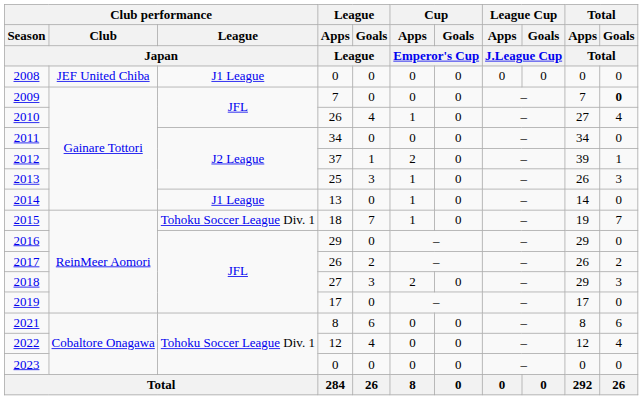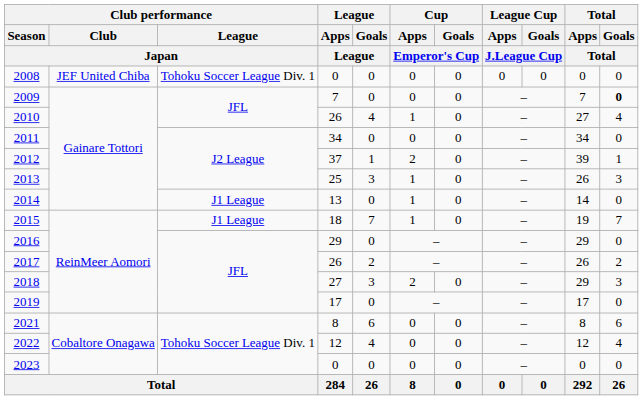(238, 76) J1 League -> (238, 76) Tohoku Soccer League Div. 1
(238, 220) Tohoku Soccer League Div. 1 -> (238, 220) J1 League
